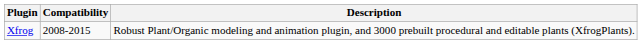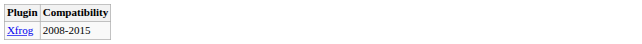- column: (374, 13)
